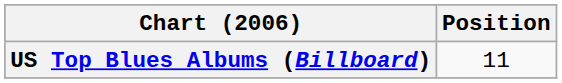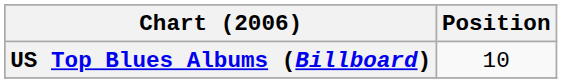(496, 60) 11 -> (496, 60) 10
